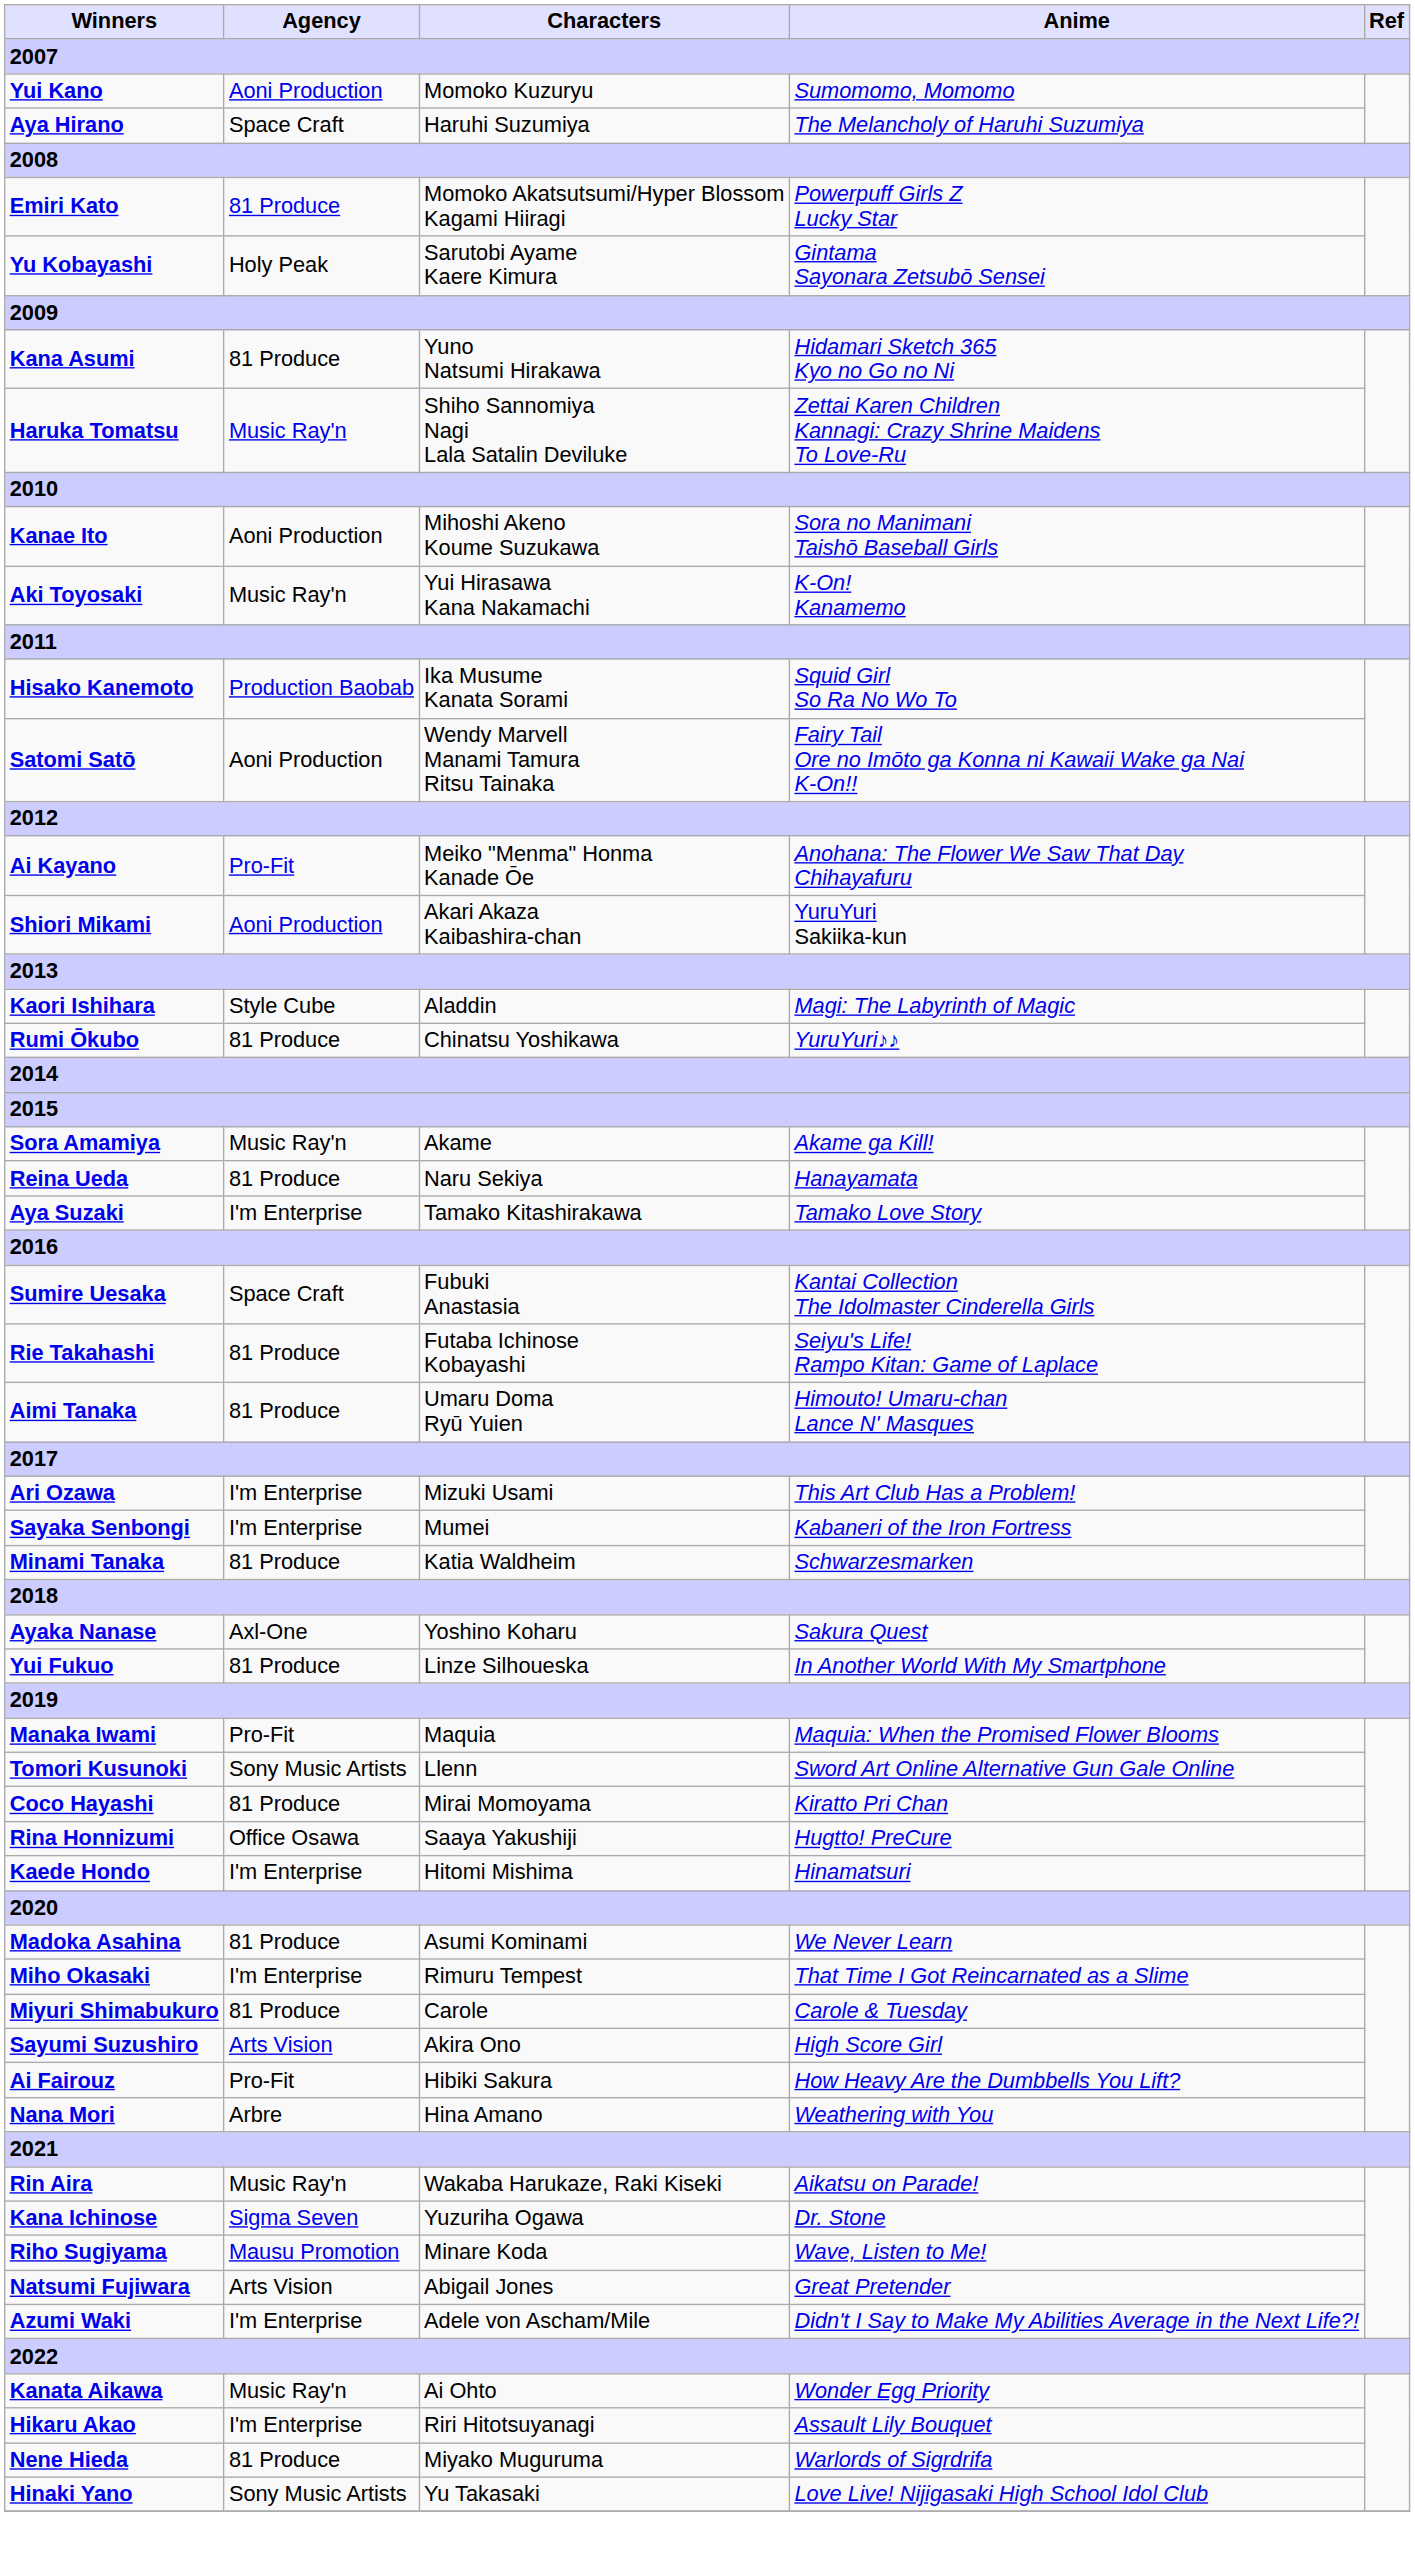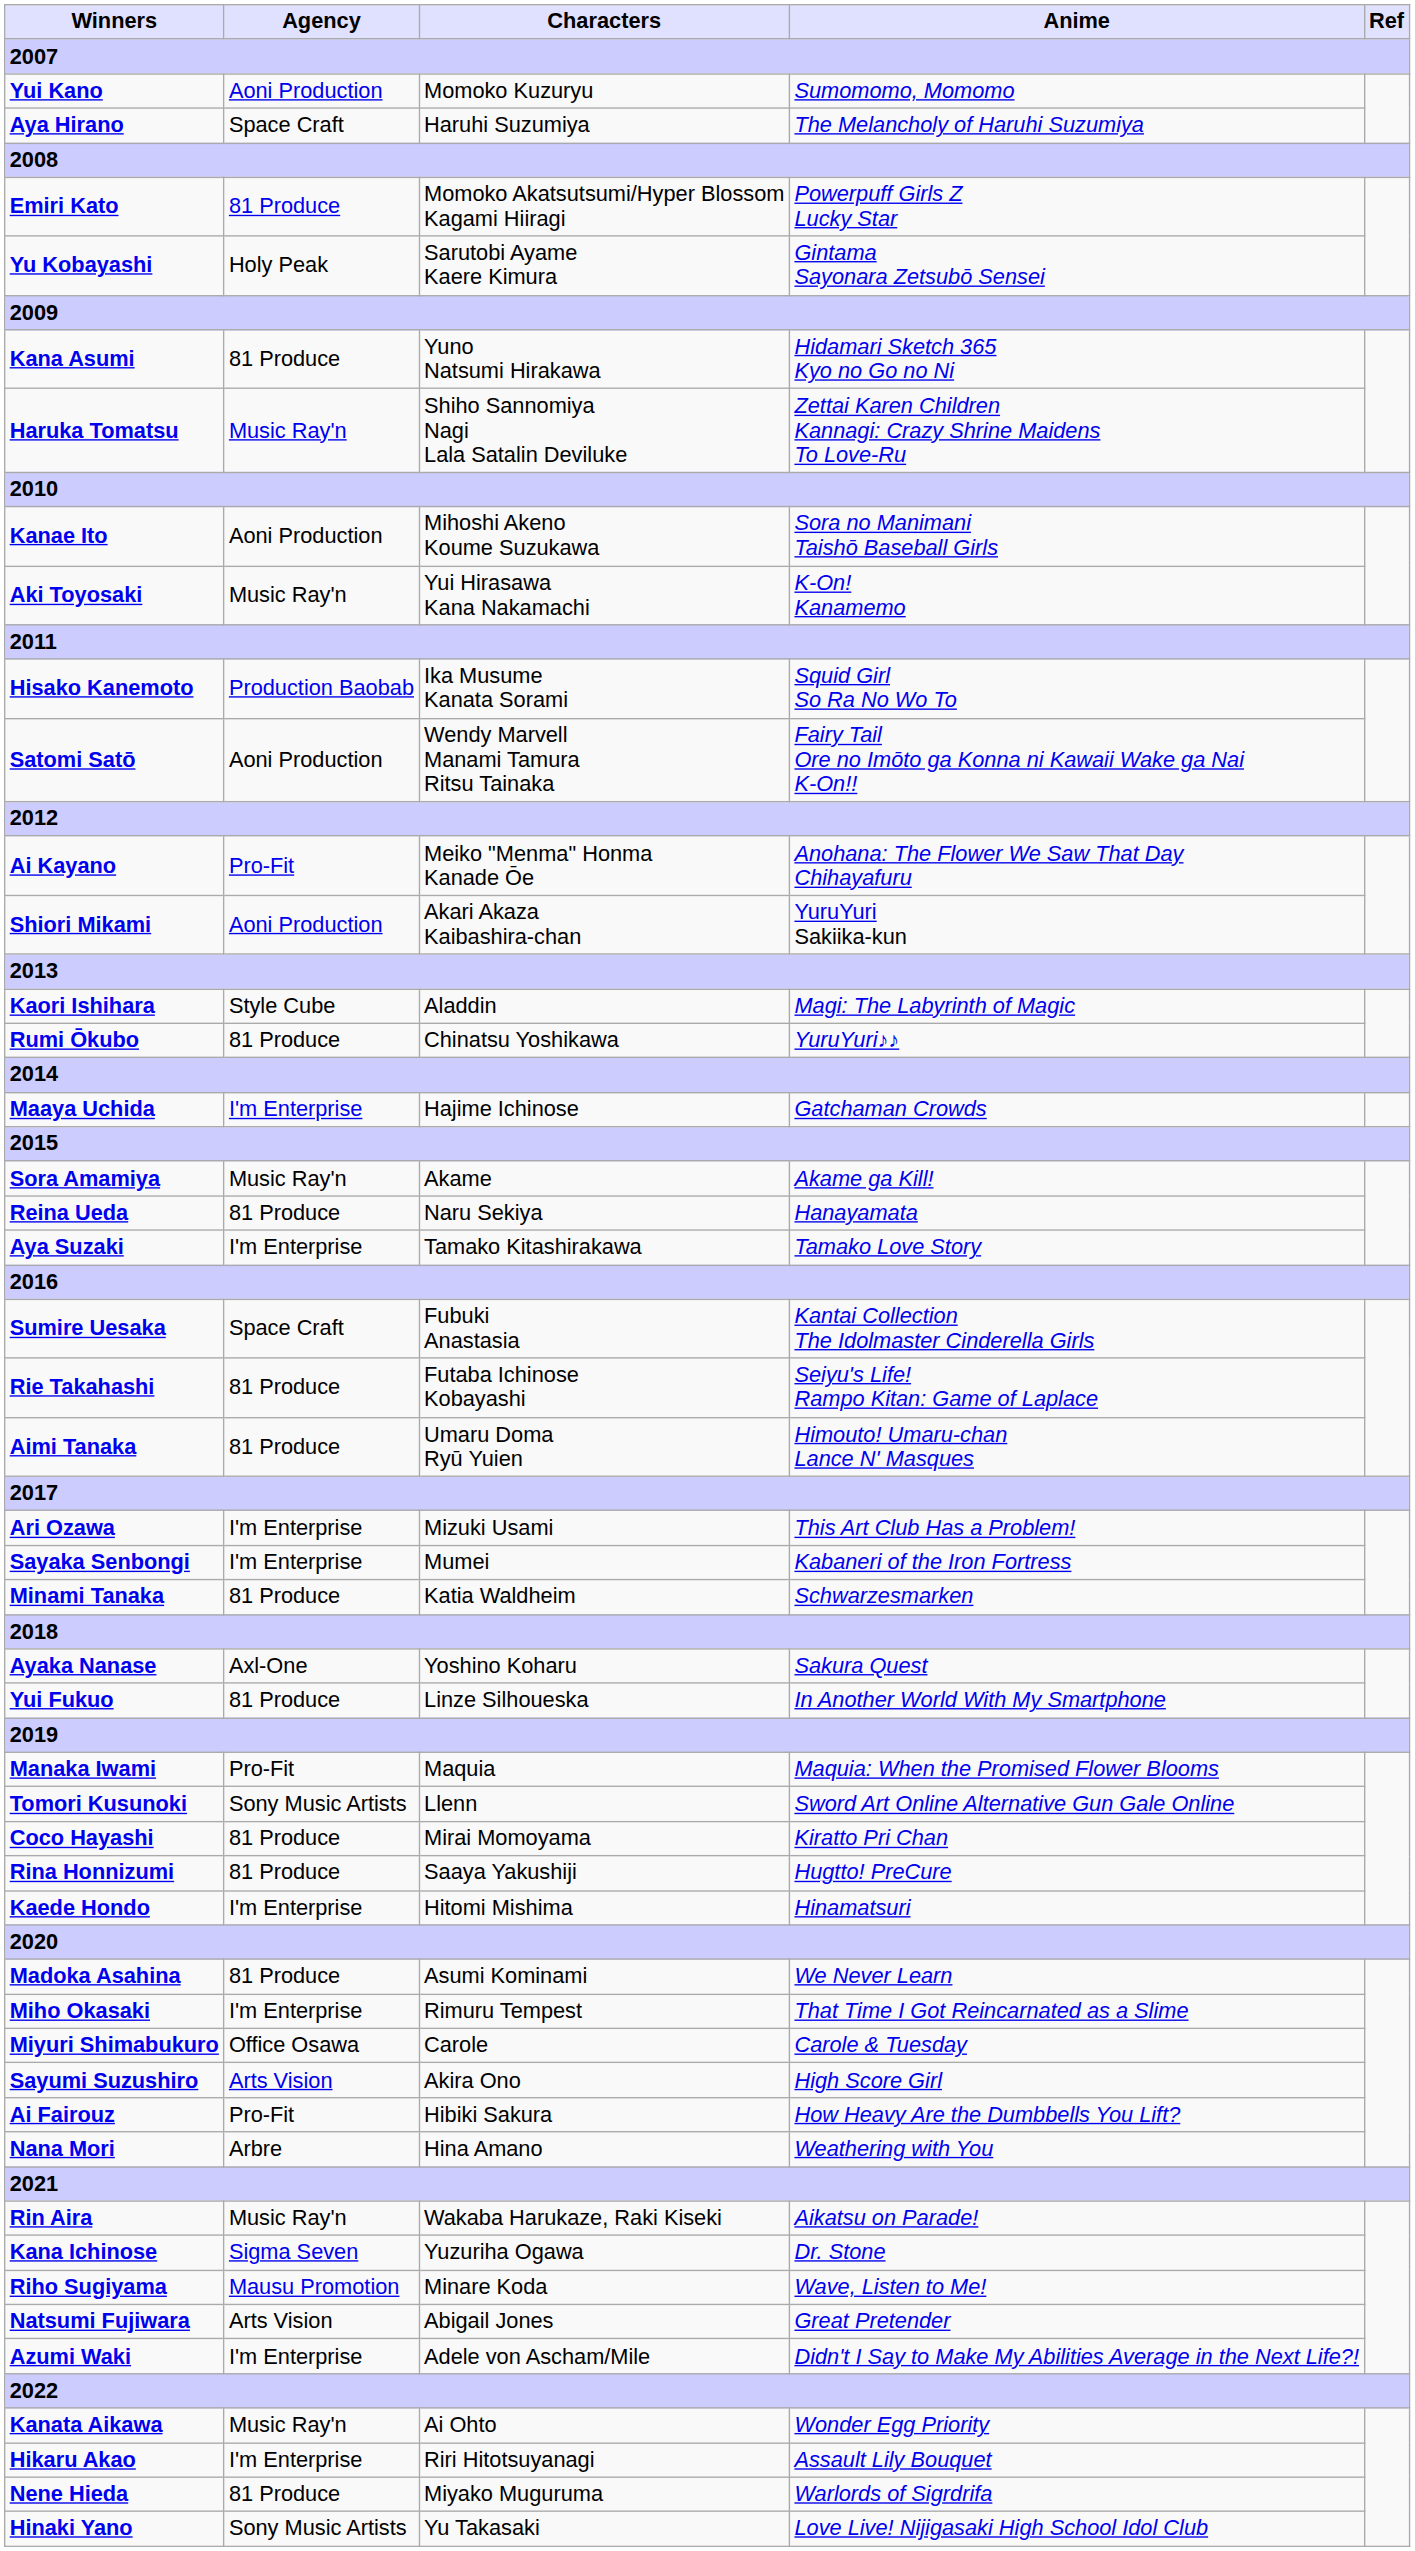+ row: (82, 1109)
(294, 1838) Office Osawa -> (285, 1872) 81 Produce
(285, 2010) 81 Produce -> (294, 2045) Office Osawa
